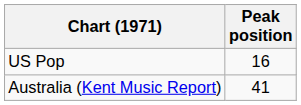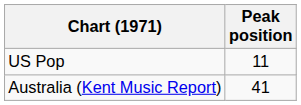(261, 61) 16 -> (261, 61) 11
